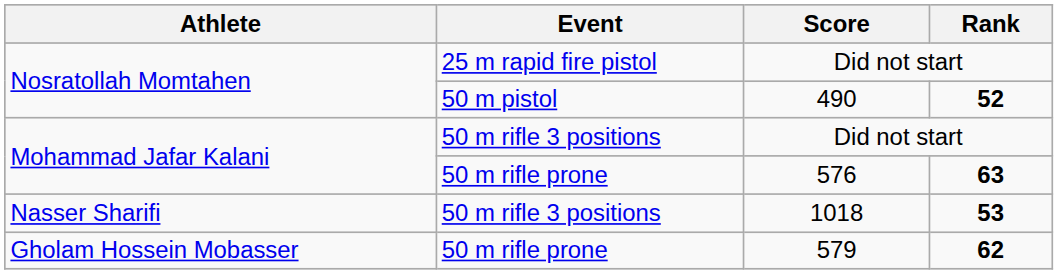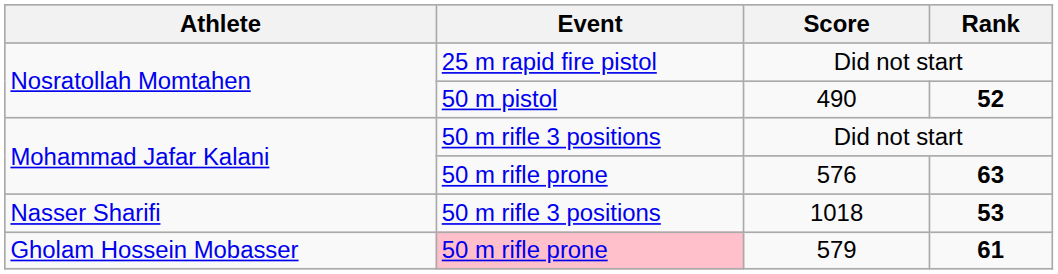(525, 251) no background -> (525, 251) pink background
(991, 251) 62 -> (991, 251) 61
